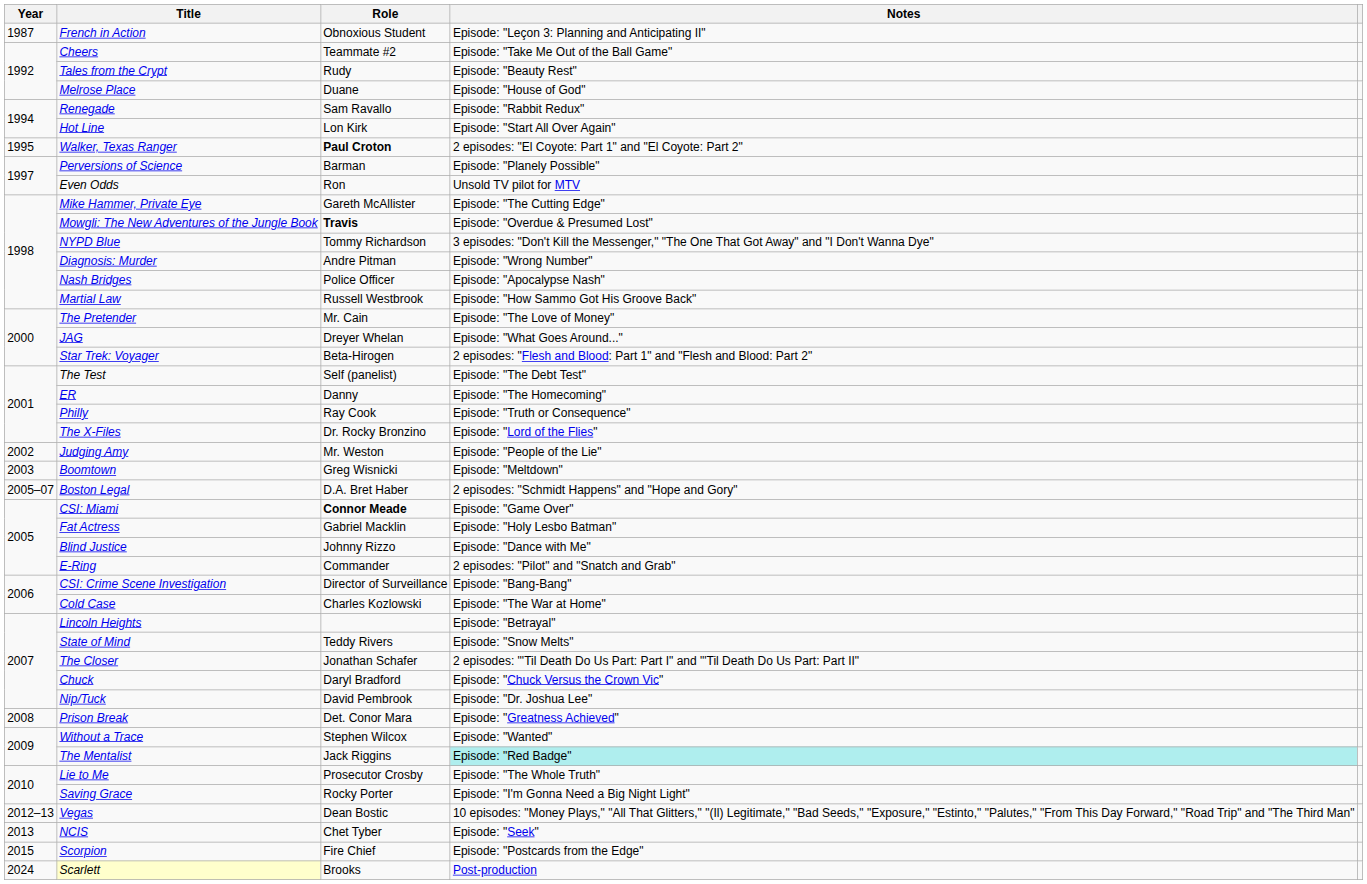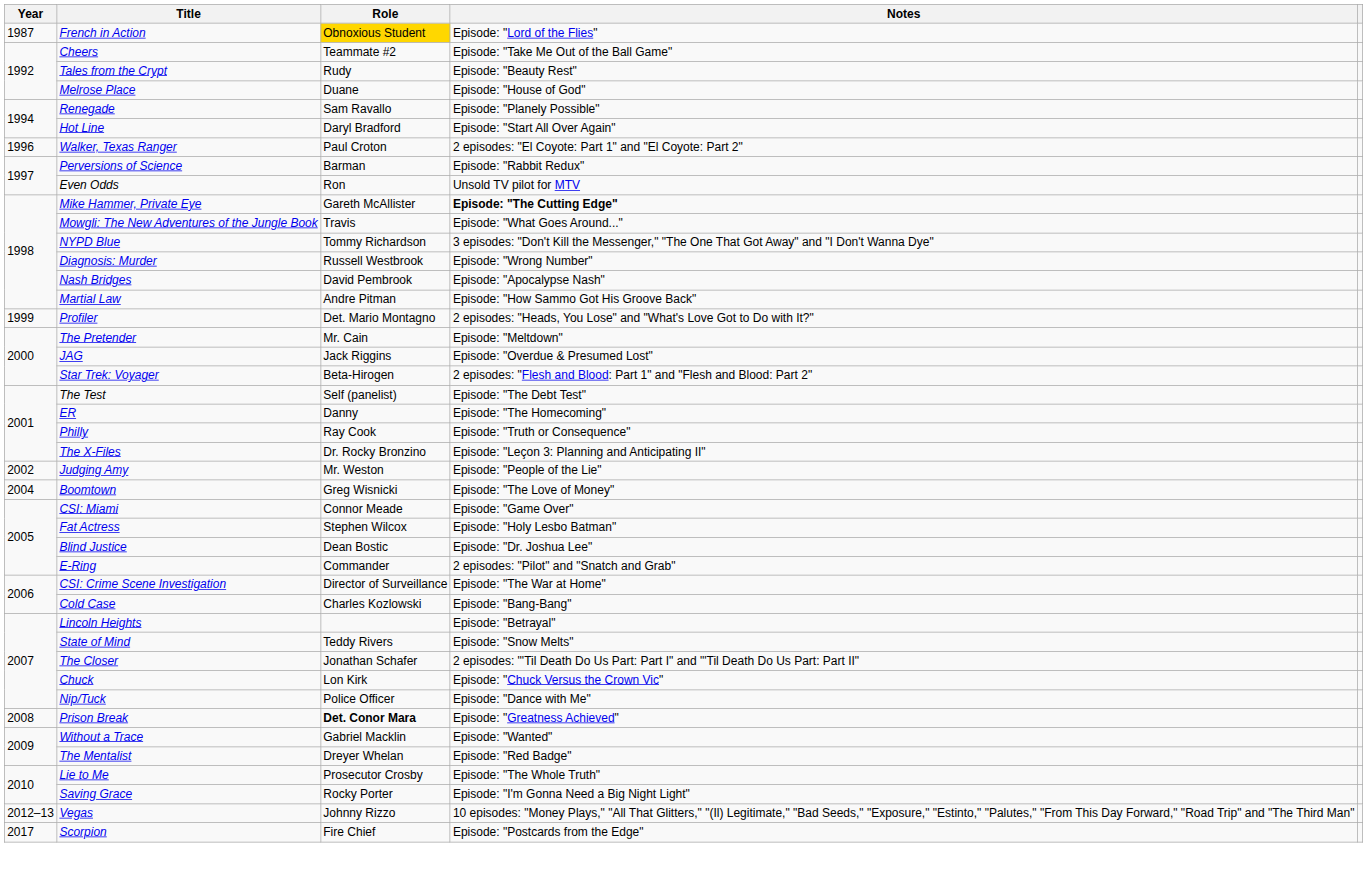(374, 33) no background -> (374, 33) gold background
(579, 33) Episode: "Leçon 3: Planning and Anticipating II" -> (525, 33) Episode: "Lord of the Flies"
(519, 109) Episode: "Rabbit Redux" -> (526, 109) Episode: "Planely Possible"
(345, 128) Lon Kirk -> (362, 128) Daryl Bradford
(20, 147) 1995 -> (20, 147) 1996
(357, 147) bold -> (355, 147) normal
(526, 166) Episode: "Planely Possible" -> (519, 166) Episode: "Rabbit Redux"
(529, 204) normal -> (535, 204) bold
(341, 223) bold -> (339, 223) normal
(553, 223) Episode: "Overdue & Presumed Lost" -> (538, 223) Episode: "What Goes Around..."
(360, 261) Andre Pitman -> (373, 261) Russell Westbrook
(359, 280) Police Officer -> (368, 280) David Pembrook
(373, 299) Russell Westbrook -> (360, 299) Andre Pitman
+ row: (78, 318)
(534, 318) Episode: "The Love of Money" -> (508, 337) Episode: "Meltdown"
(363, 337) Dreyer Whelan -> (357, 356) Jack Riggins
(538, 337) Episode: "What Goes Around..." -> (553, 356) Episode: "Overdue & Presumed Lost"
(525, 432) Episode: "Lord of the Flies" -> (579, 451) Episode: "Leçon 3: Planning and Anticipating II"
(20, 470) 2003 -> (20, 489) 2004
(508, 470) Episode: "Meltdown" -> (534, 489) Episode: "The Love of Money"
- row: (94, 489)
(365, 508) bold -> (363, 508) normal
(365, 527) Gabriel Macklin -> (365, 527) Stephen Wilcox
(359, 546) Johnny Rizzo -> (356, 546) Dean Bostic
(522, 546) Episode: "Dance with Me" -> (523, 546) Episode: "Dr. Joshua Lee"
(512, 584) Episode: "Bang-Bang" -> (529, 584) Episode: "The War at Home"
(529, 603) Episode: "The War at Home" -> (512, 603) Episode: "Bang-Bang"
(362, 680) Daryl Bradford -> (345, 680) Lon Kirk
(368, 699) David Pembrook -> (359, 699) Police Officer
(523, 699) Episode: "Dr. Joshua Lee" -> (522, 699) Episode: "Dance with Me"
(368, 718) normal -> (370, 718) bold
(365, 737) Stephen Wilcox -> (365, 737) Gabriel Macklin
(357, 756) Jack Riggins -> (363, 756) Dreyer Whelan
(512, 756) paleturquoise background -> (512, 756) no background
(356, 813) Dean Bostic -> (359, 813) Johnny Rizzo
- row: (74, 832)
(20, 851) 2015 -> (20, 832) 2017
- row: (80, 870)
